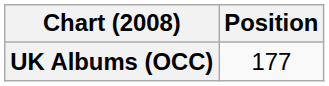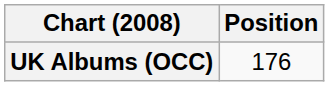(271, 61) 177 -> (271, 61) 176
